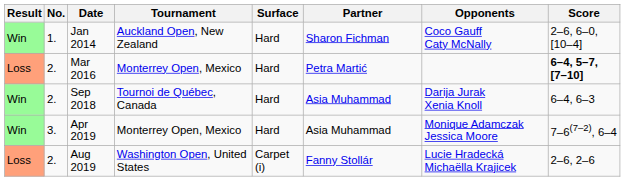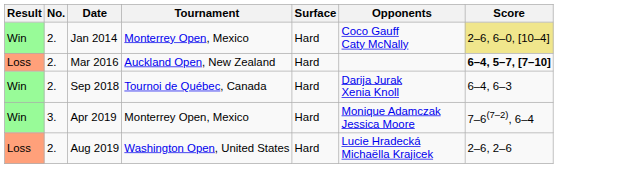- column: (363, 13)
(52, 37) 1. -> (52, 37) 2.
(170, 37) Auckland Open, New Zealand -> (187, 37) Monterrey Open, Mexico
(574, 37) no background -> (509, 37) khaki background
(179, 68) Monterrey Open, Mexico -> (200, 62) Auckland Open, New Zealand
(272, 161) Carpet (i) -> (307, 148) Hard
